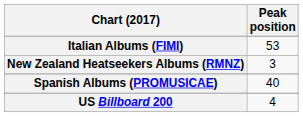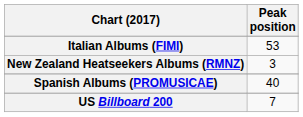(273, 102) 4 -> (273, 102) 7
